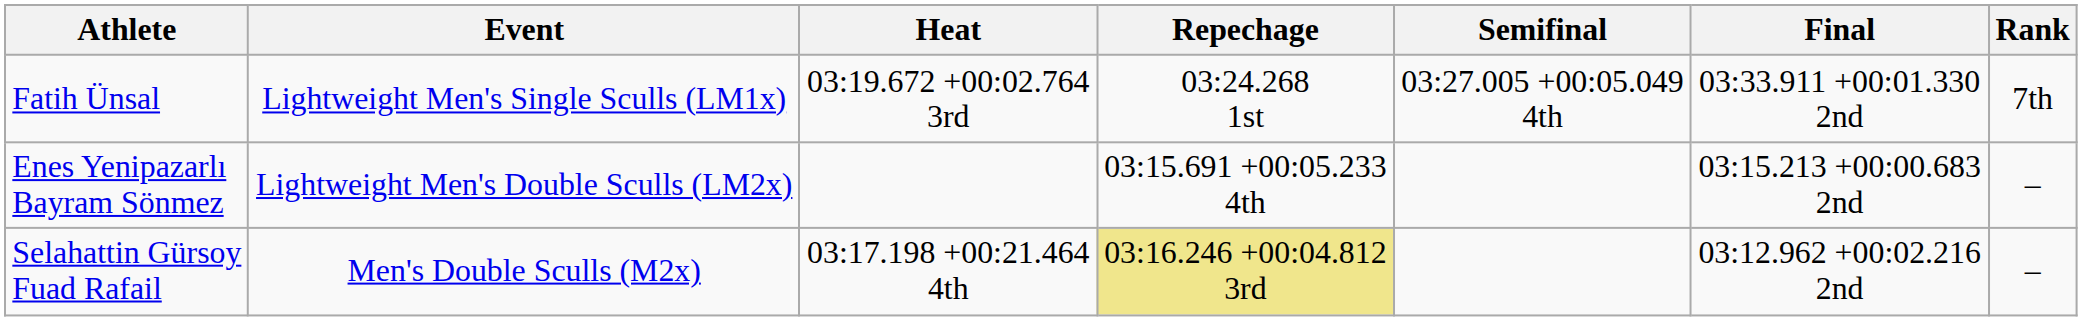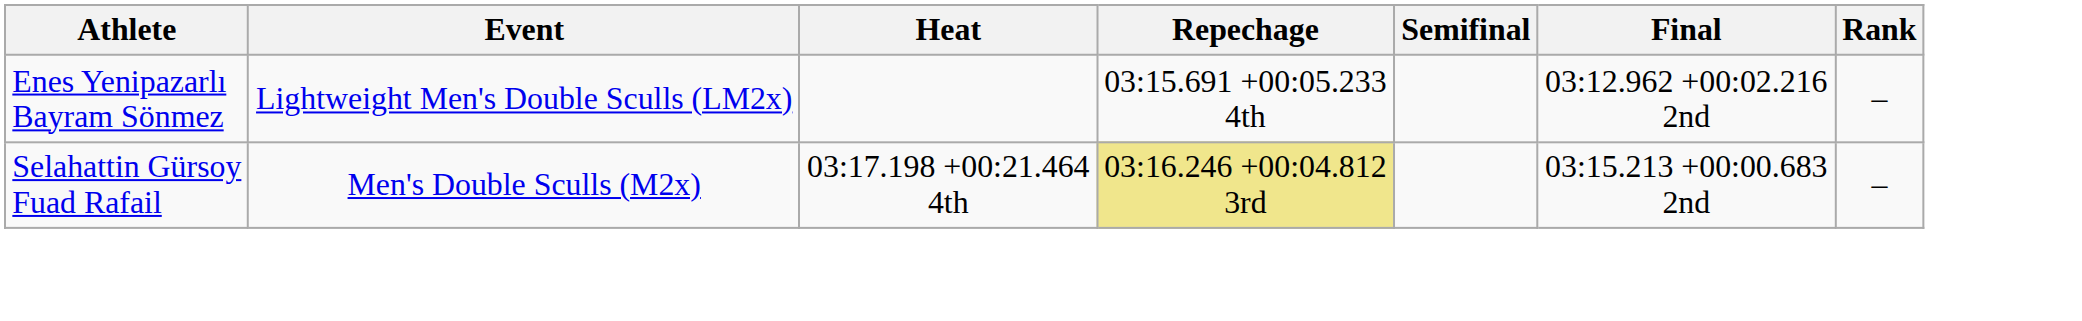- row: (86, 98)
(1840, 184) 03:15.213 +00:00.683 2nd -> (1686, 98) 03:12.962 +00:02.216 2nd
(1840, 270) 03:12.962 +00:02.216 2nd -> (1686, 184) 03:15.213 +00:00.683 2nd
